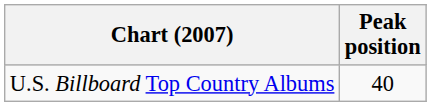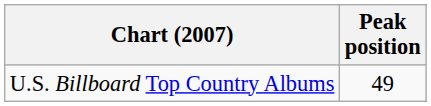(383, 82) 40 -> (383, 82) 49
